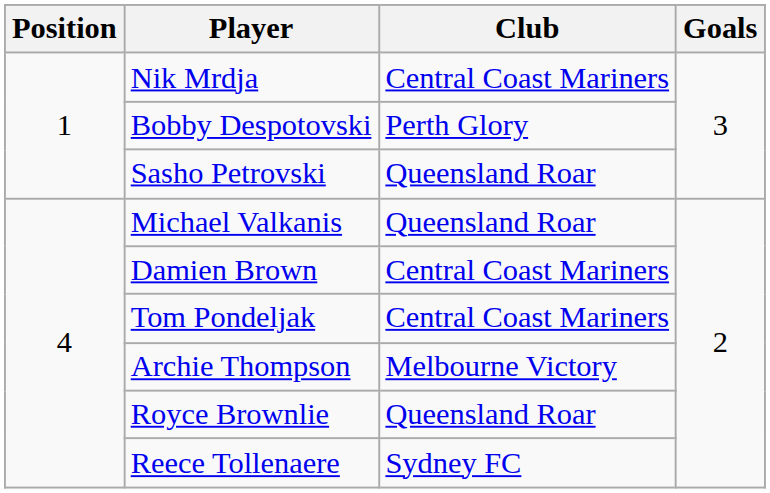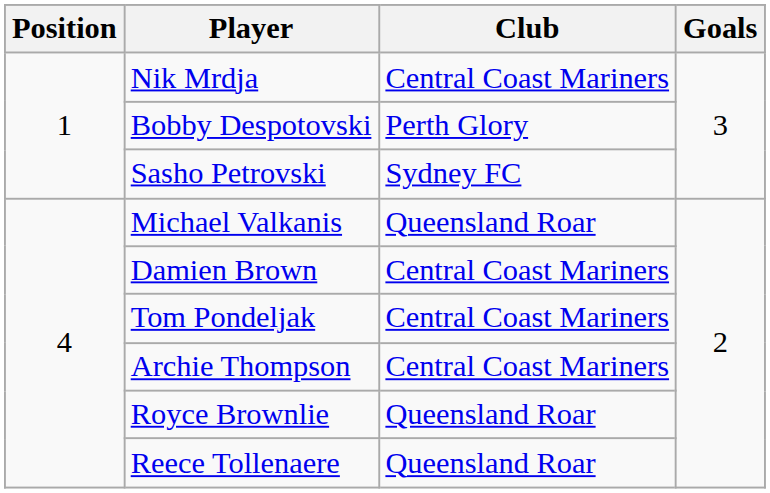(491, 173) Queensland Roar -> (453, 173) Sydney FC
(501, 366) Melbourne Victory -> (527, 366) Central Coast Mariners
(453, 462) Sydney FC -> (491, 462) Queensland Roar
